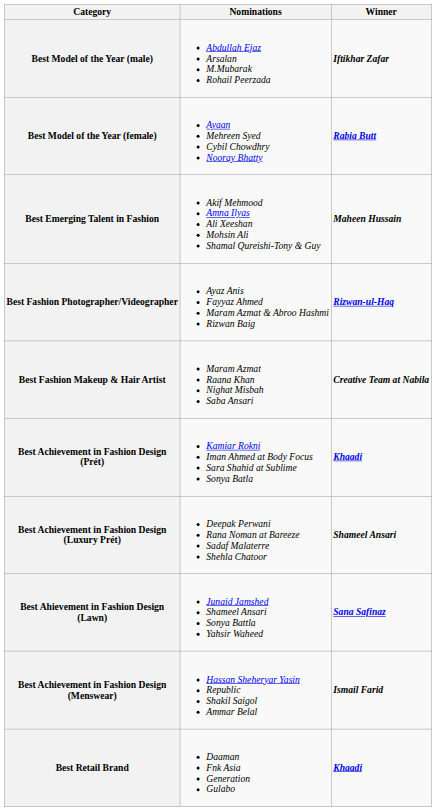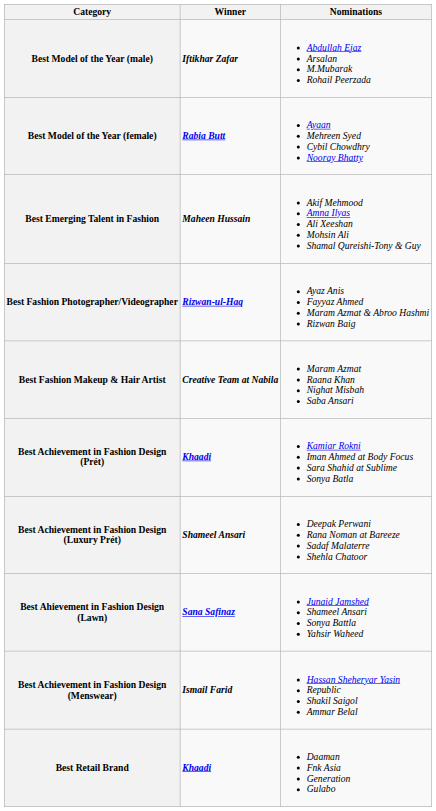columns swapped: (381, 12) <-> (256, 12)
